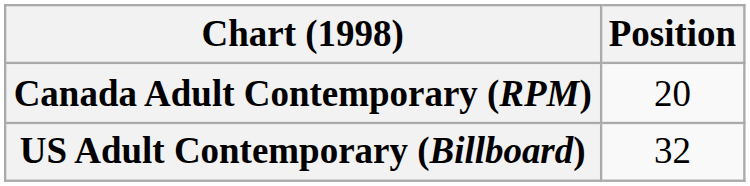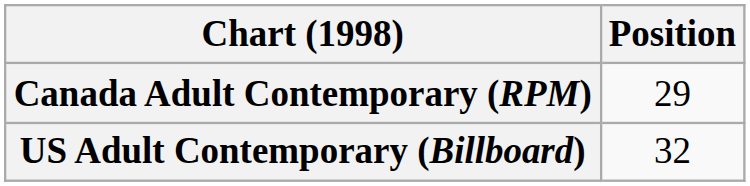(672, 92) 20 -> (672, 92) 29
